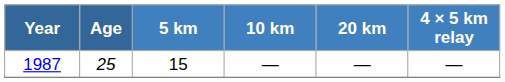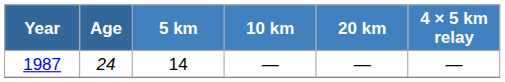(106, 64) 25 -> (106, 64) 24
(178, 64) 15 -> (178, 64) 14
